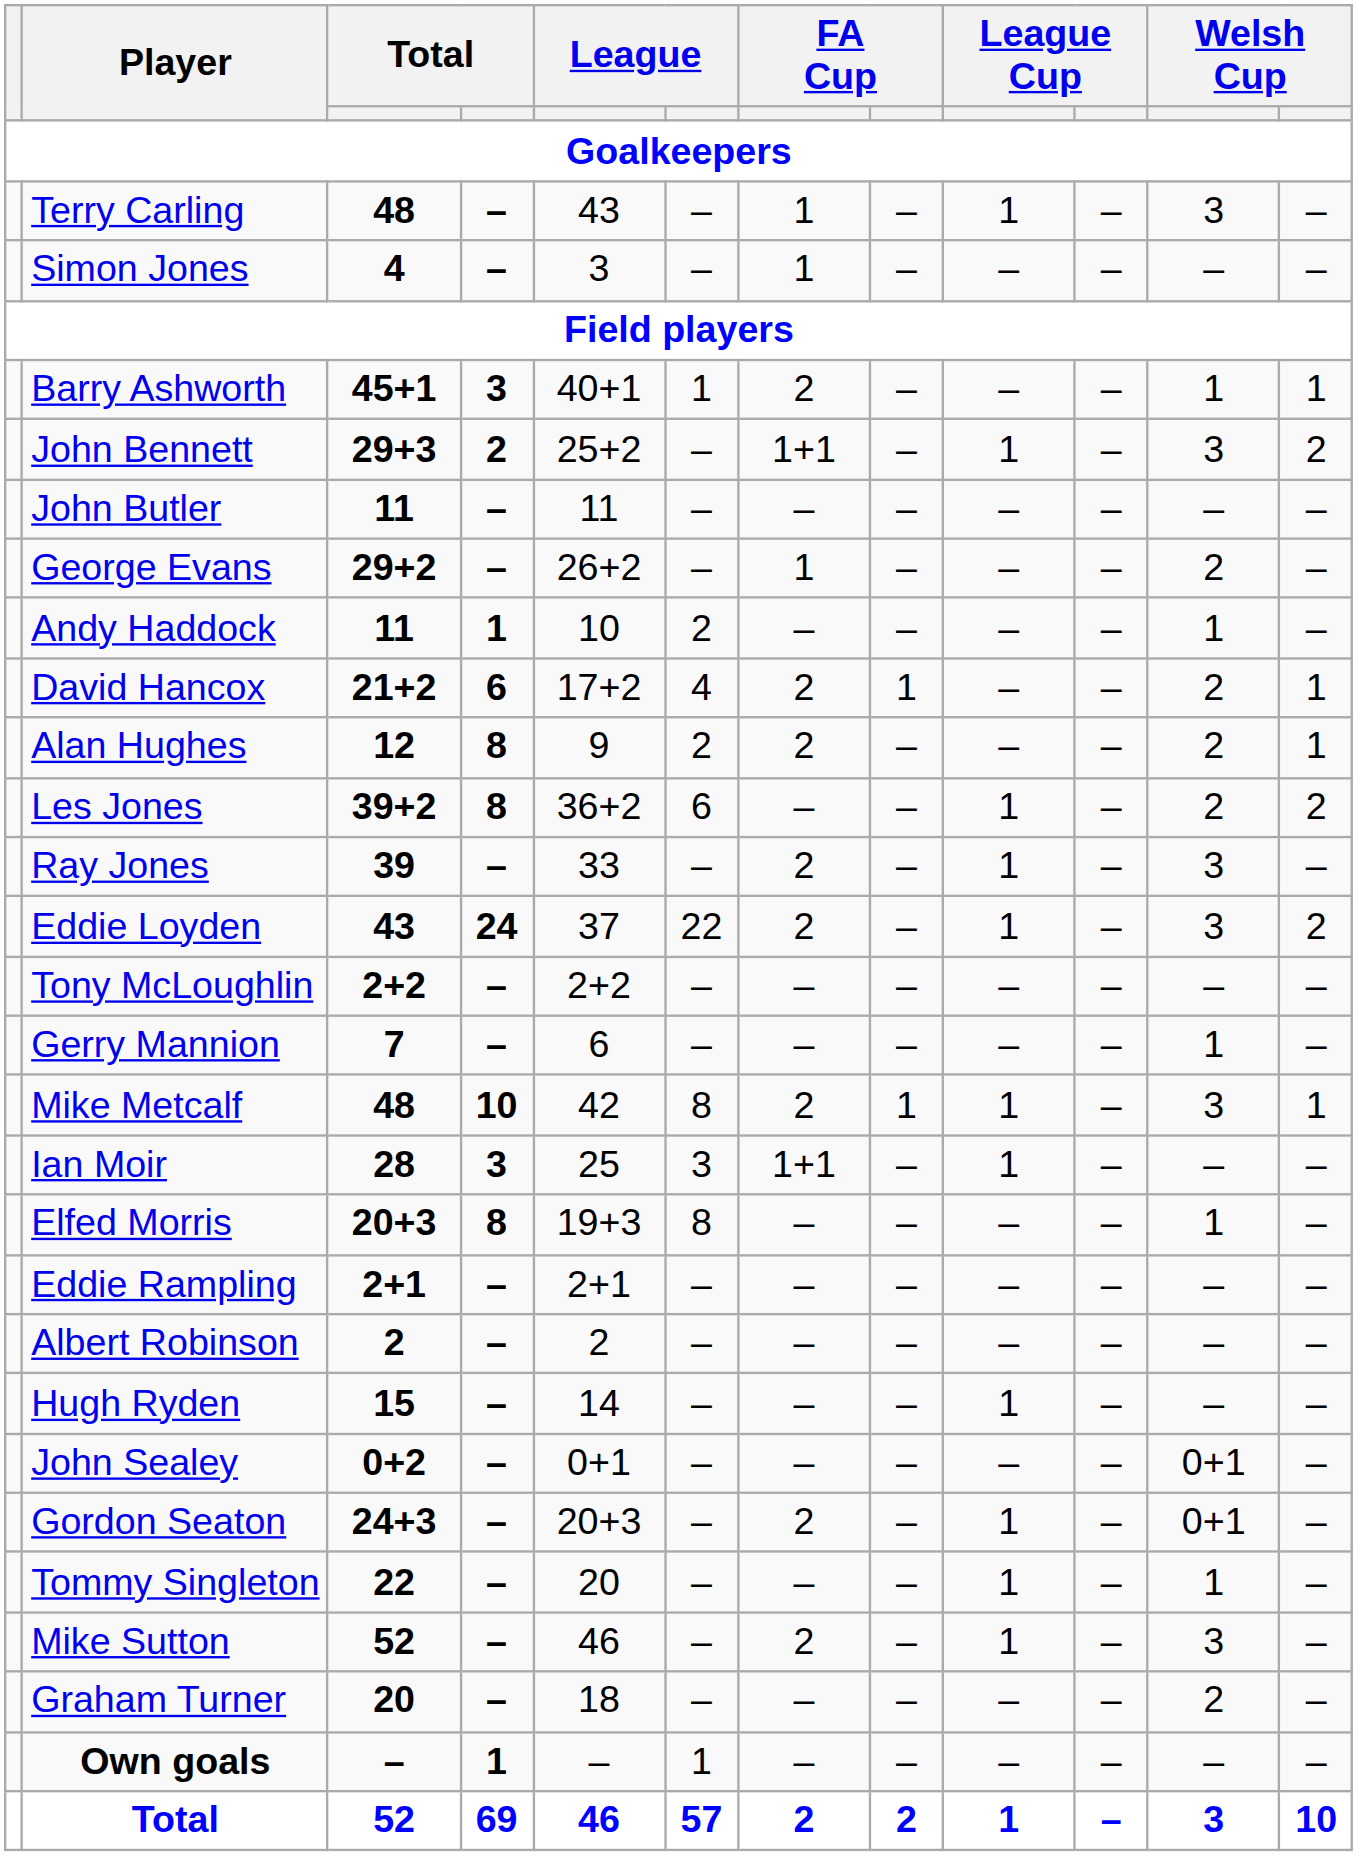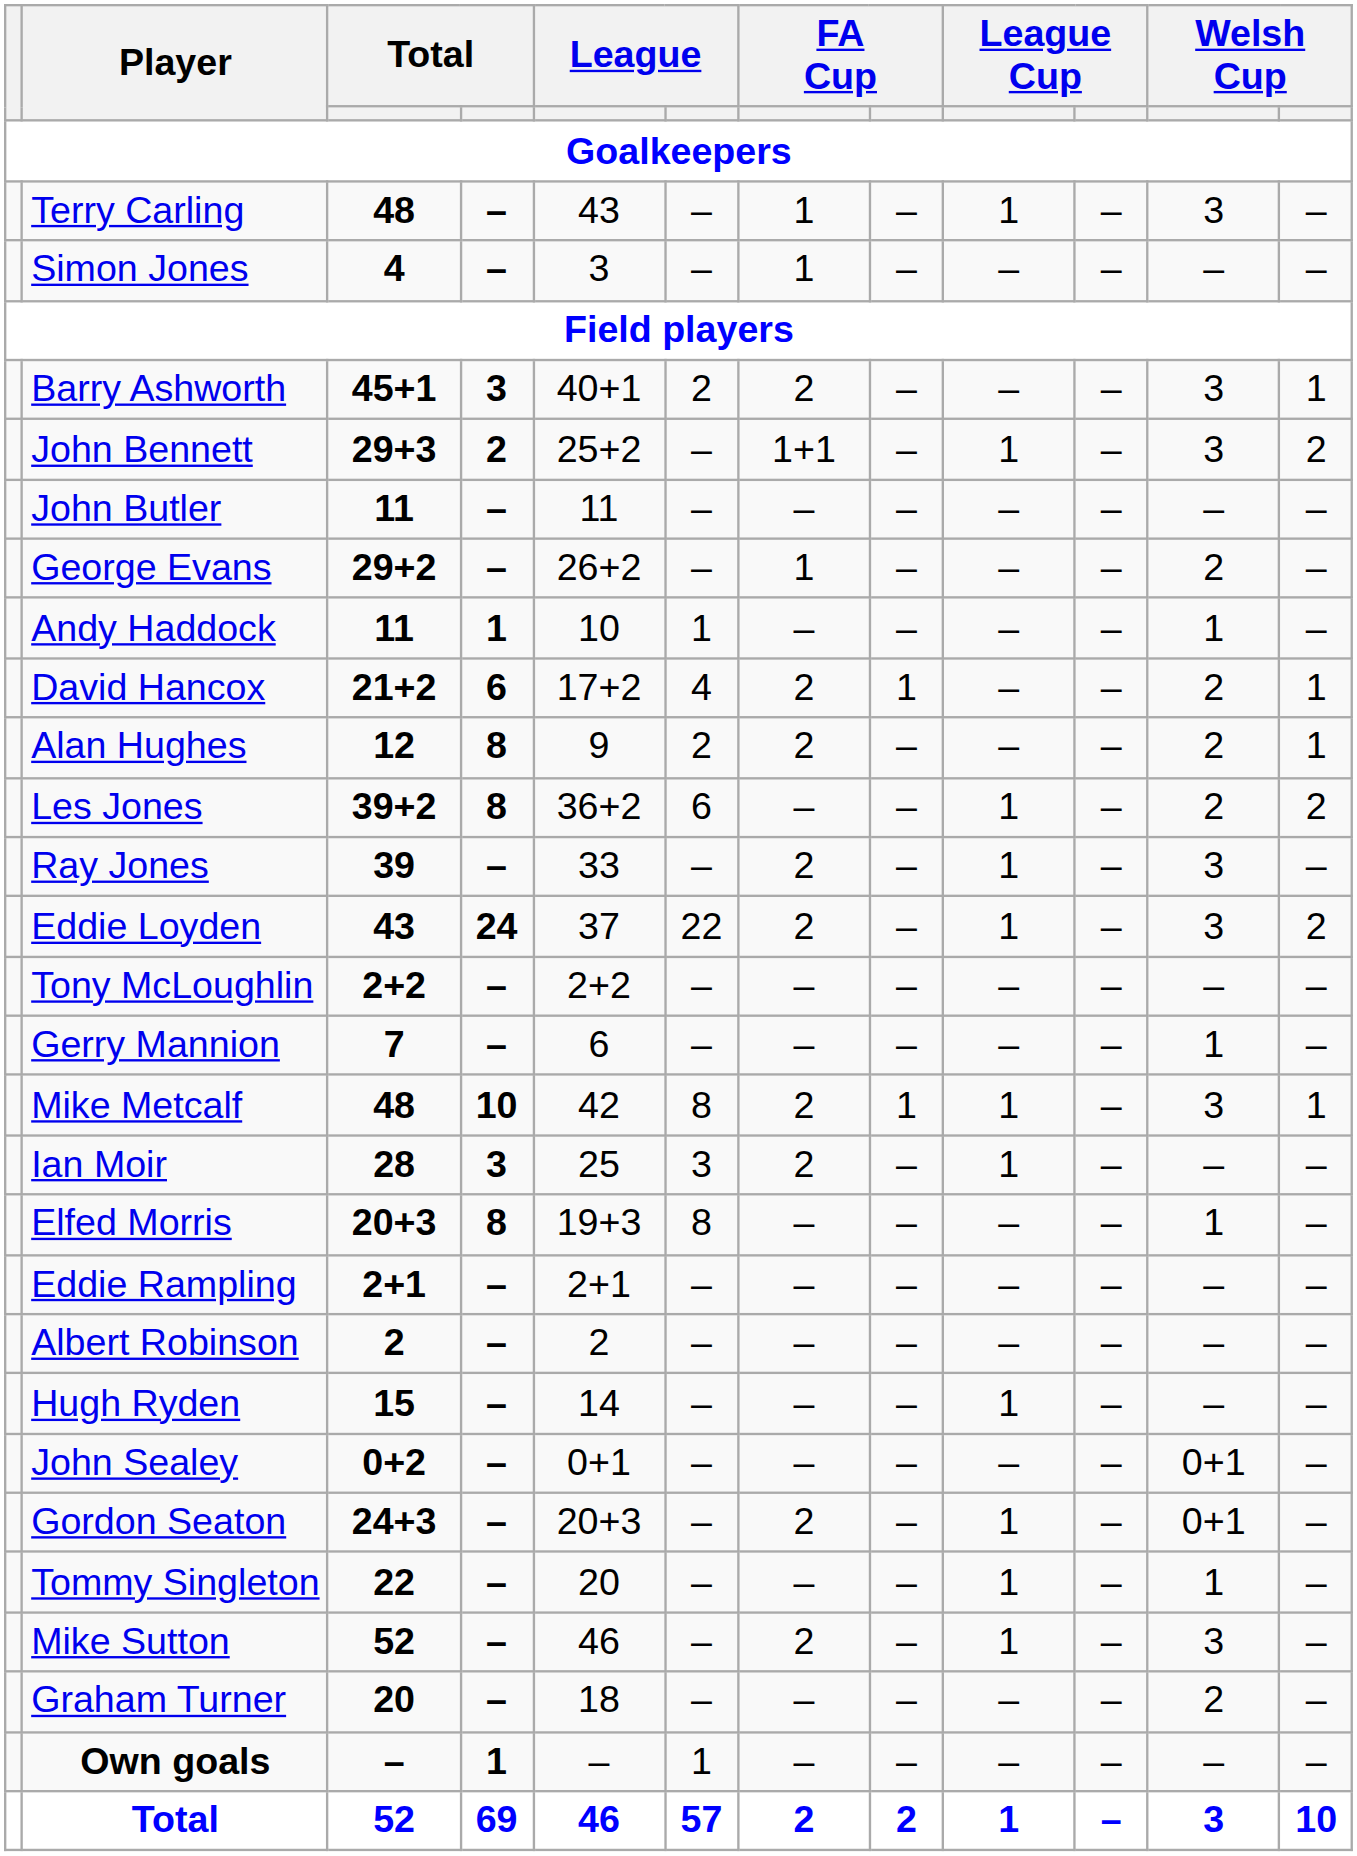(701, 389) 1 -> (701, 389) 2
(1214, 389) 1 -> (1214, 389) 3
(701, 627) 2 -> (701, 627) 1
(804, 1164) 1+1 -> (804, 1164) 2
